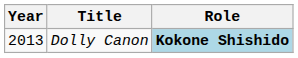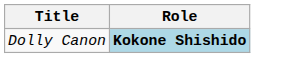- column: (26, 17)
